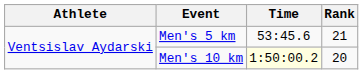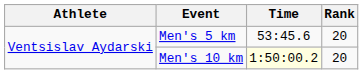(340, 36) 21 -> (340, 36) 20
